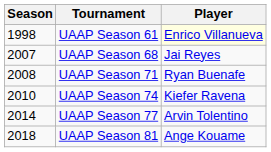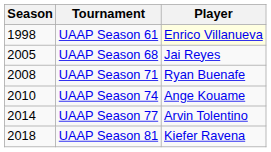(22, 55) 2007 -> (22, 55) 2005
(205, 95) Kiefer Ravena -> (205, 95) Ange Kouame
(205, 136) Ange Kouame -> (205, 136) Kiefer Ravena
